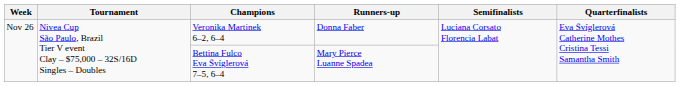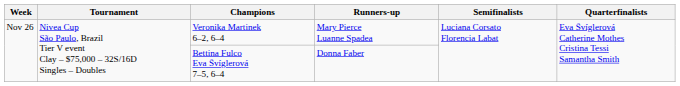(340, 27) Donna Faber -> (345, 32) Mary Pierce Luanne Spadea
(345, 58) Mary Pierce Luanne Spadea -> (340, 53) Donna Faber
